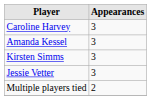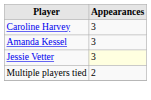- row: (35, 57)
(93, 73) no background -> (93, 57) lightyellow background
